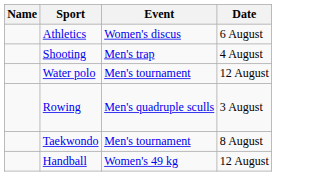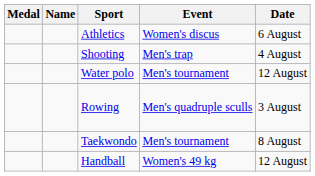+ column: (24, 14)
